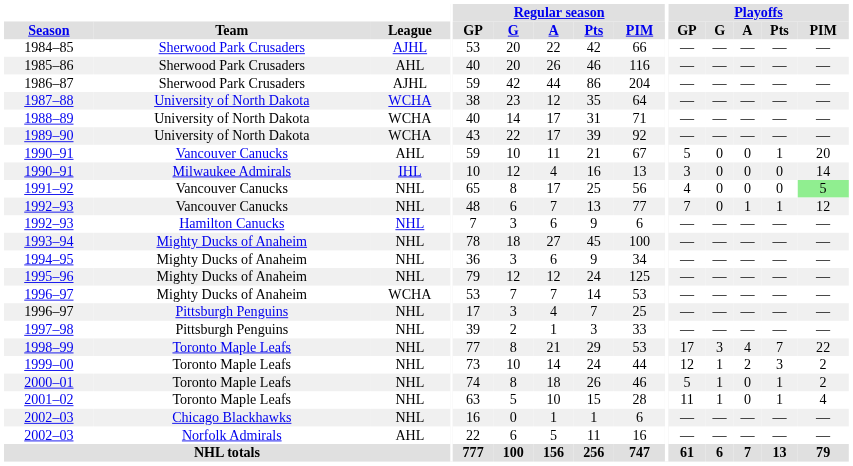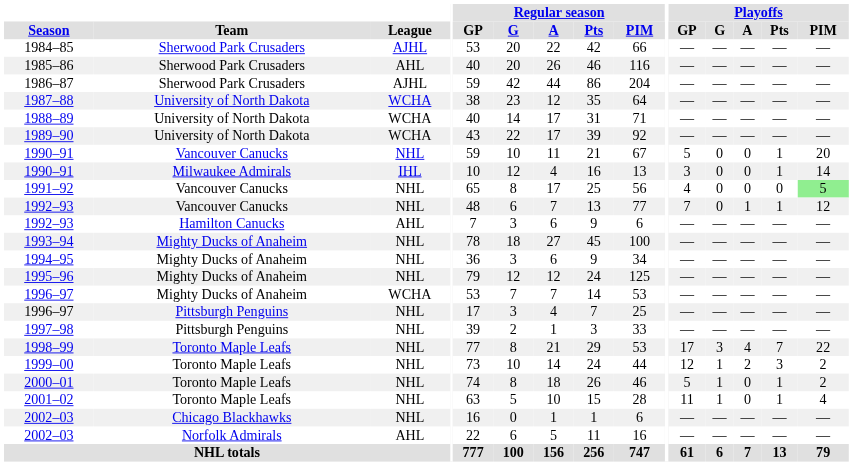(410, 153) AHL -> (410, 153) NHL
(779, 171) 0 -> (779, 171) 1
(410, 224) NHL -> (410, 224) AHL
